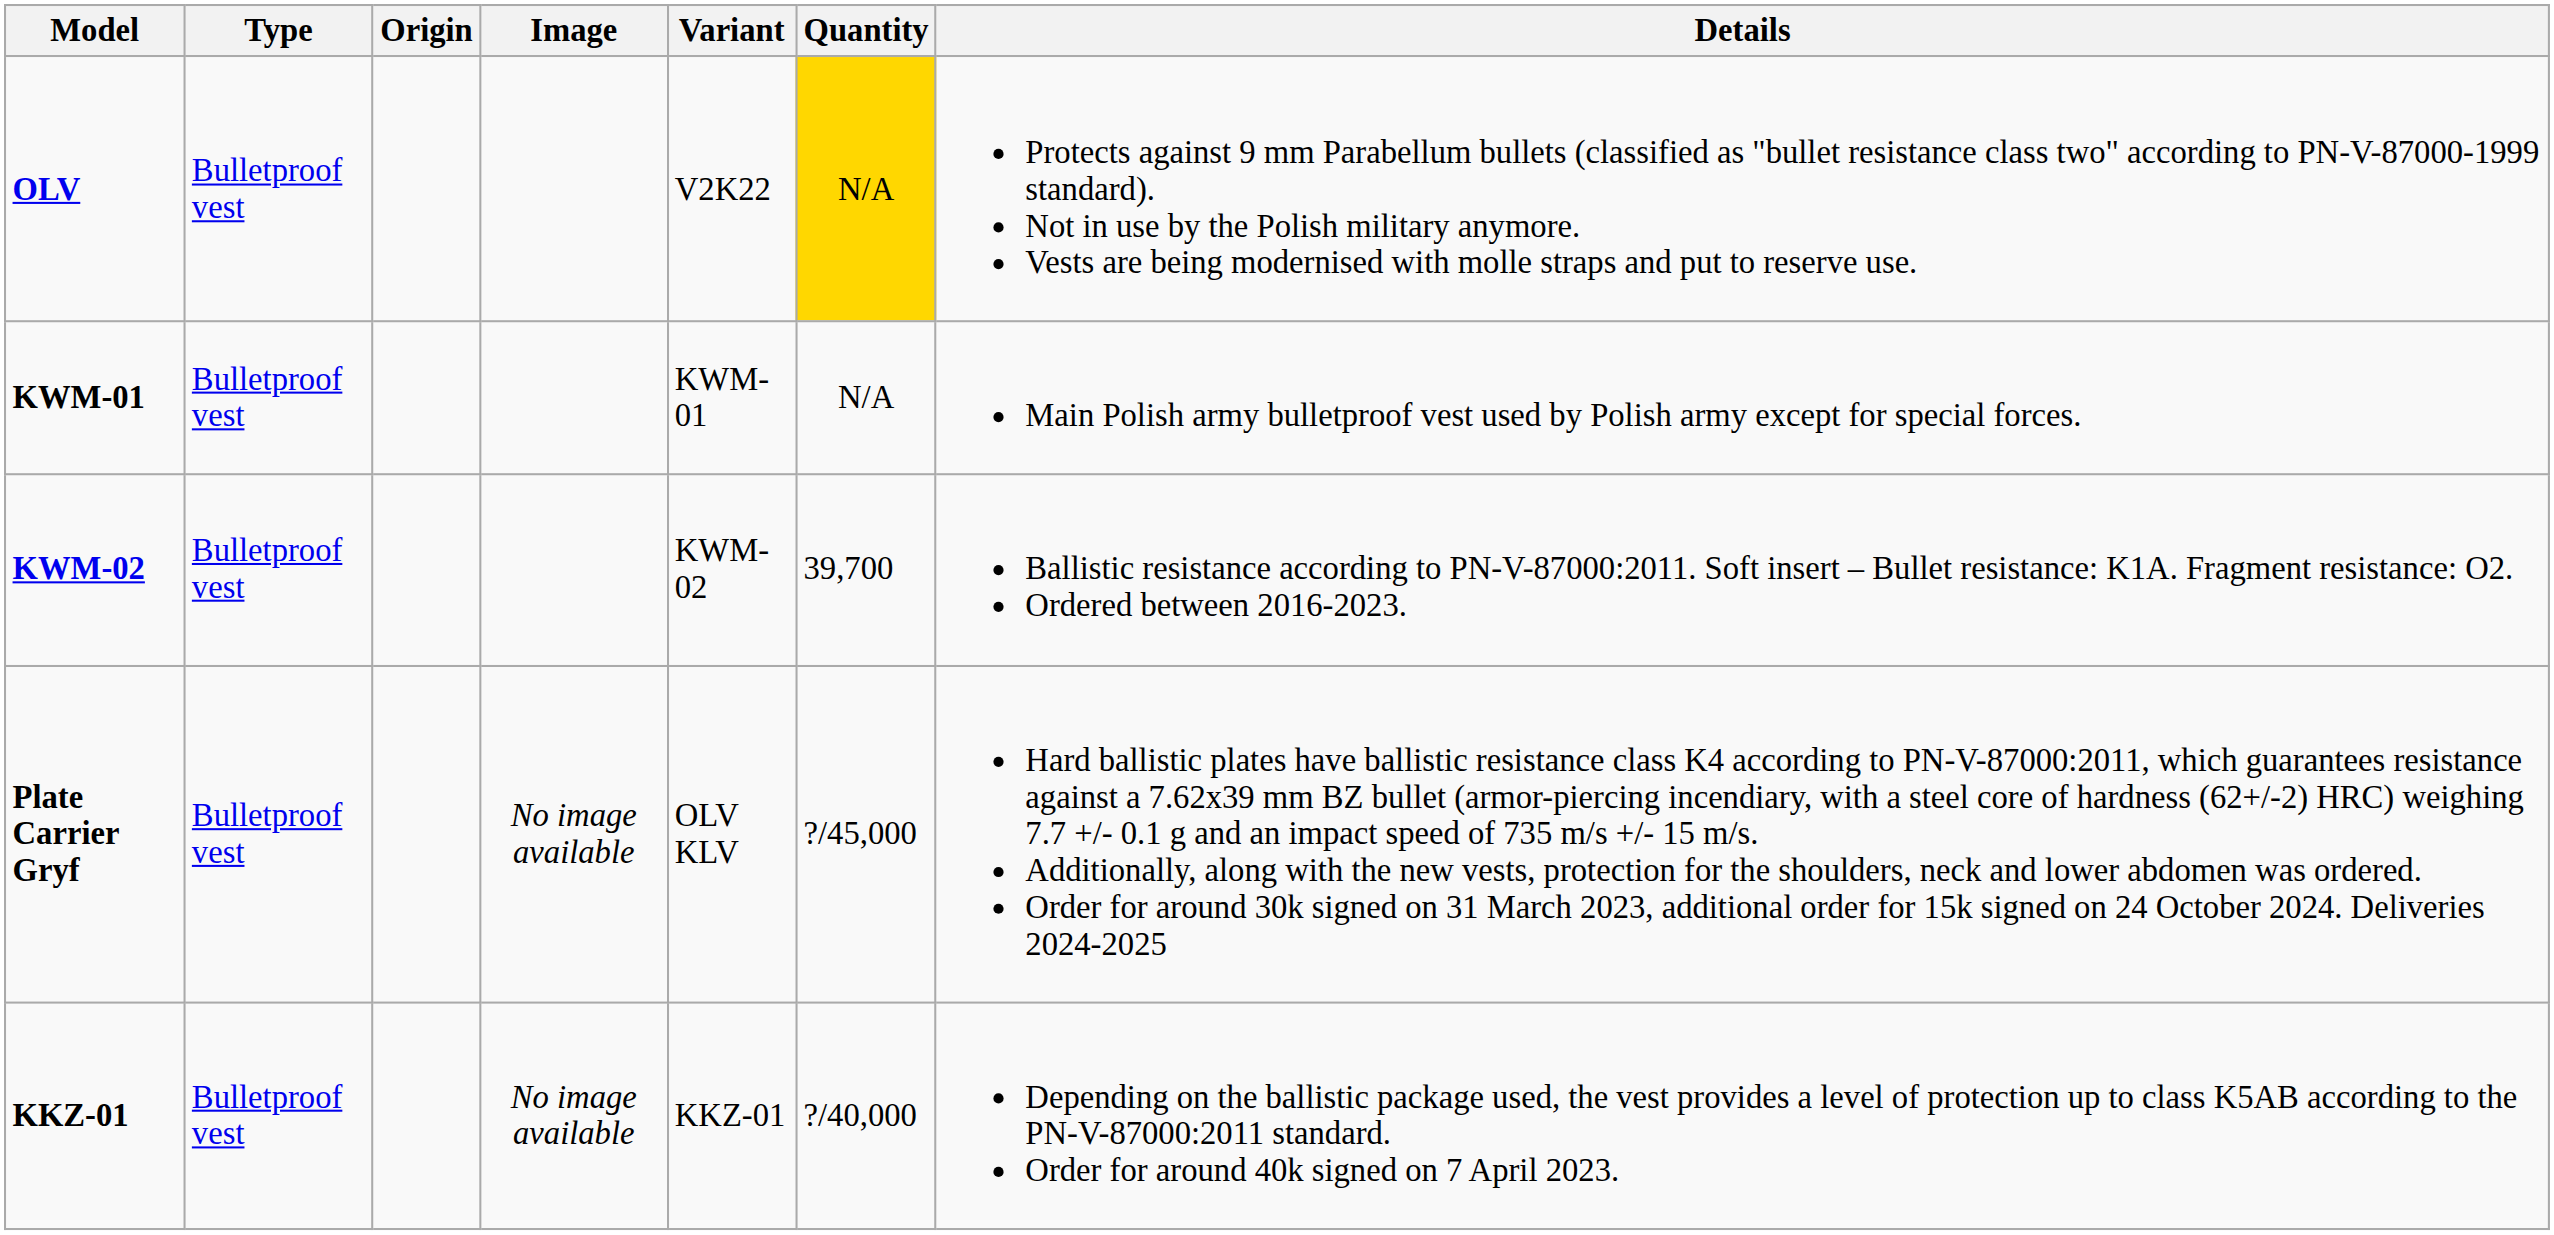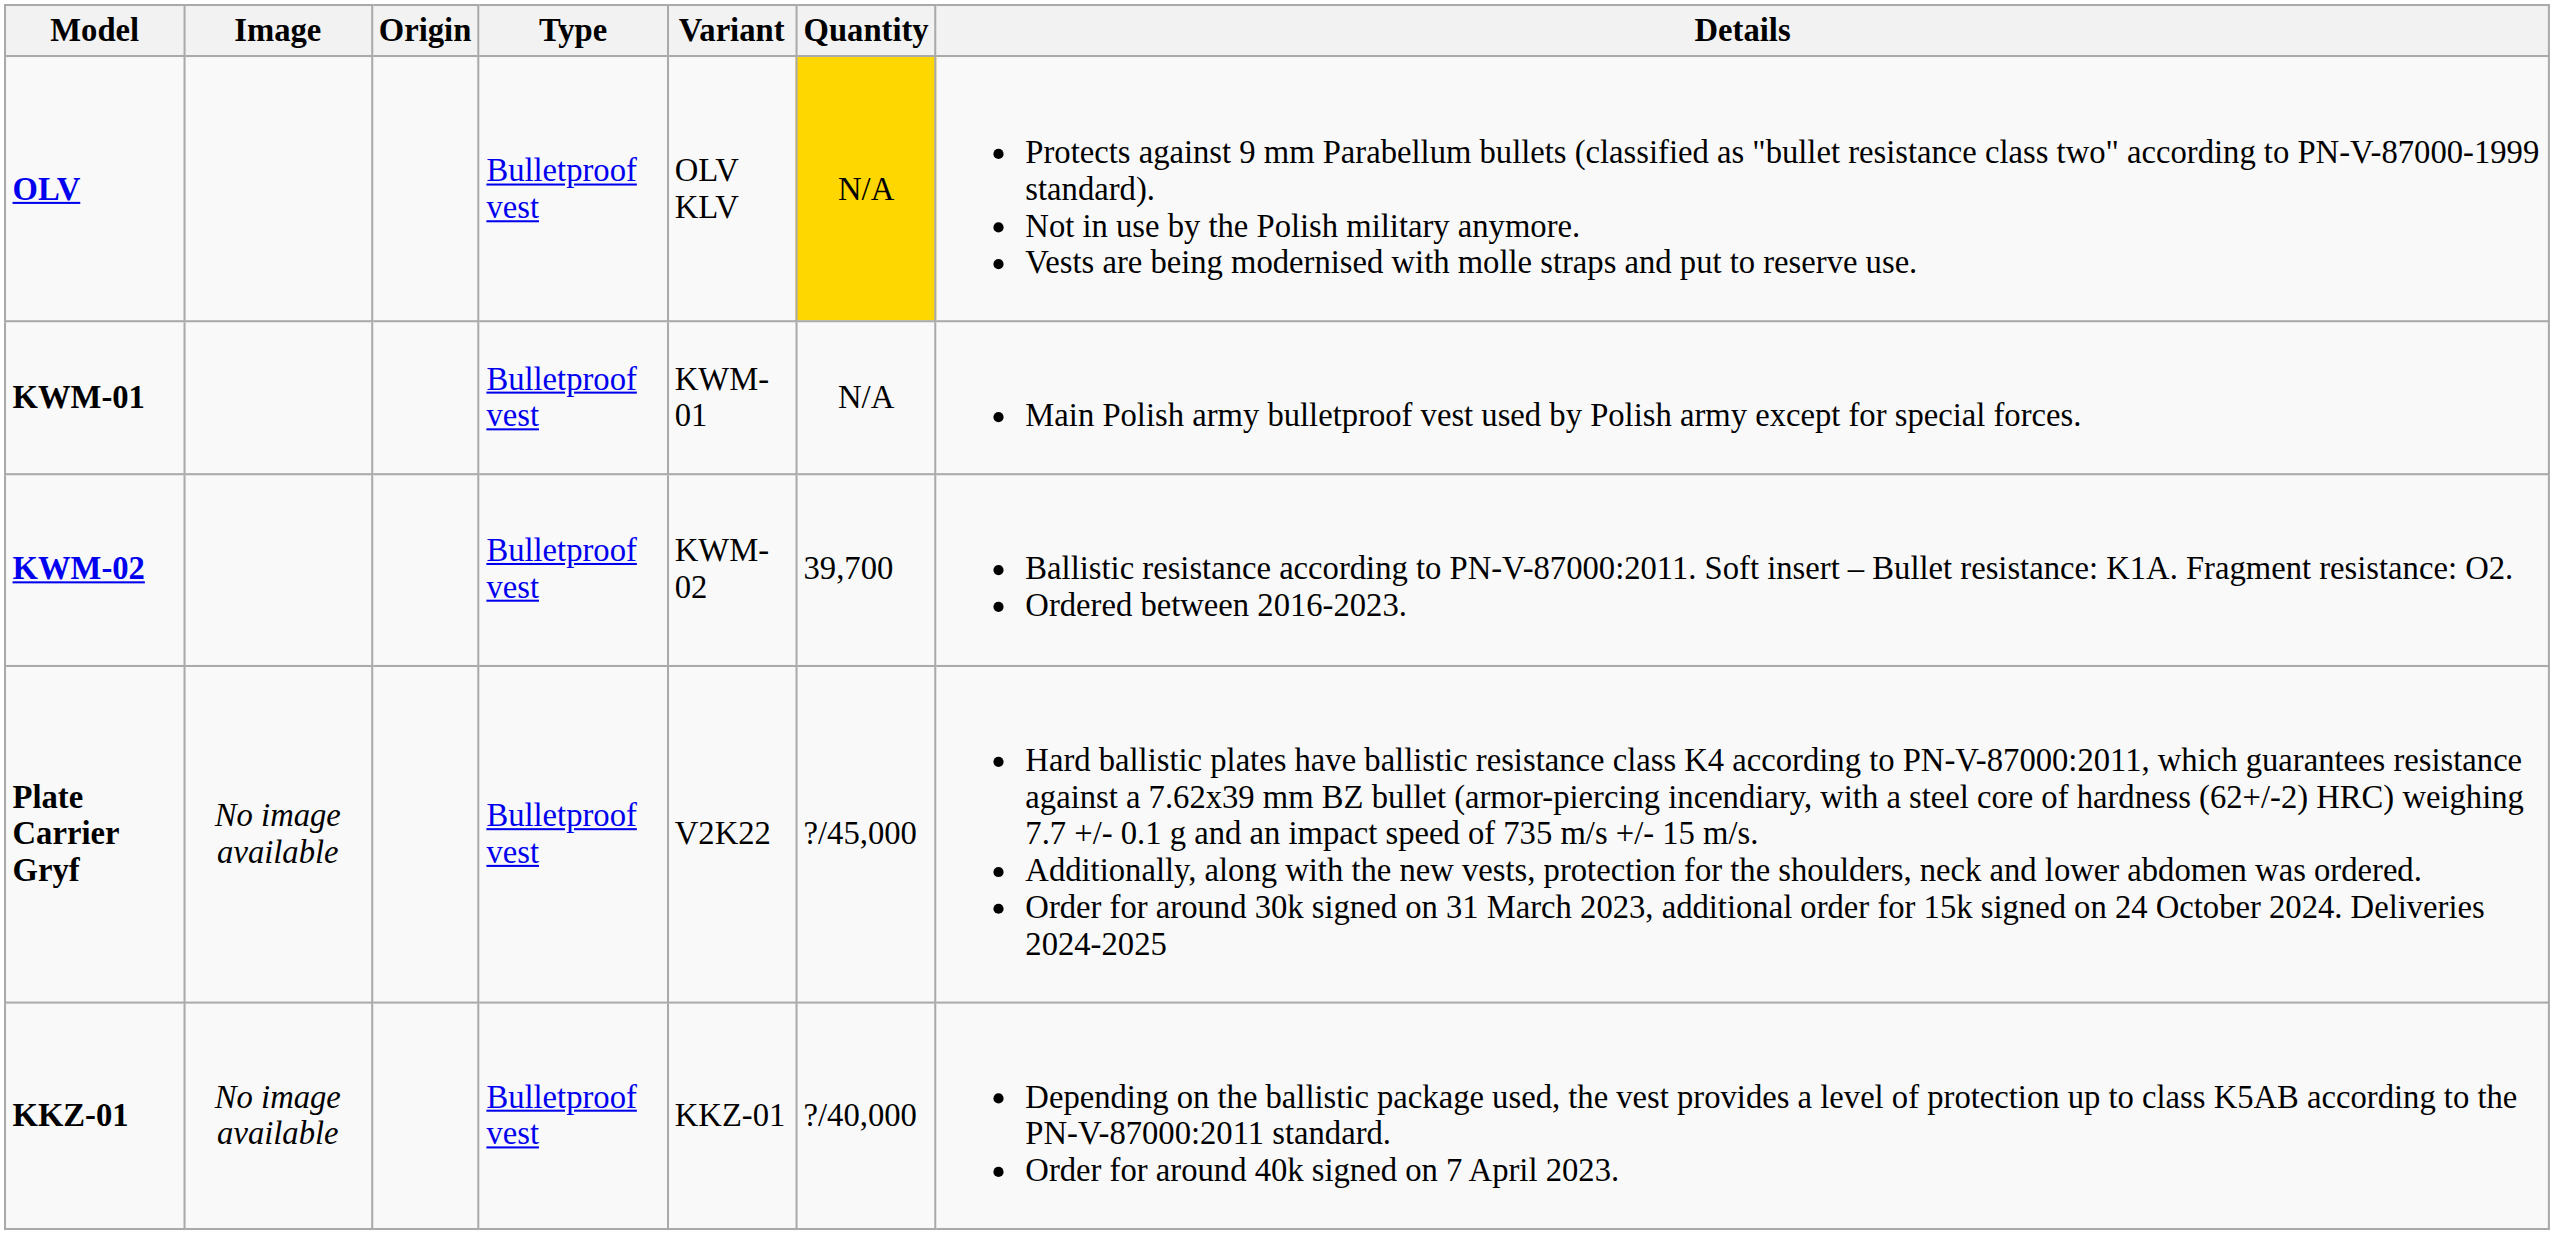columns swapped: (574, 30) <-> (279, 30)
(723, 188) V2K22 -> (707, 188) OLV KLV
(707, 833) OLV KLV -> (723, 833) V2K22
